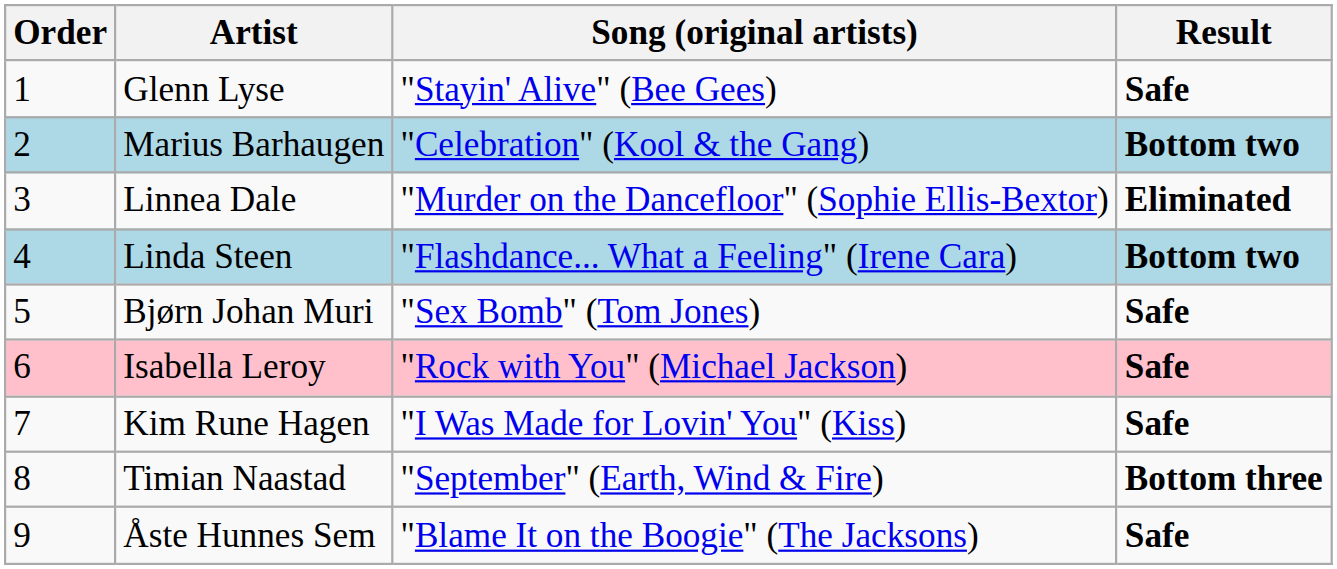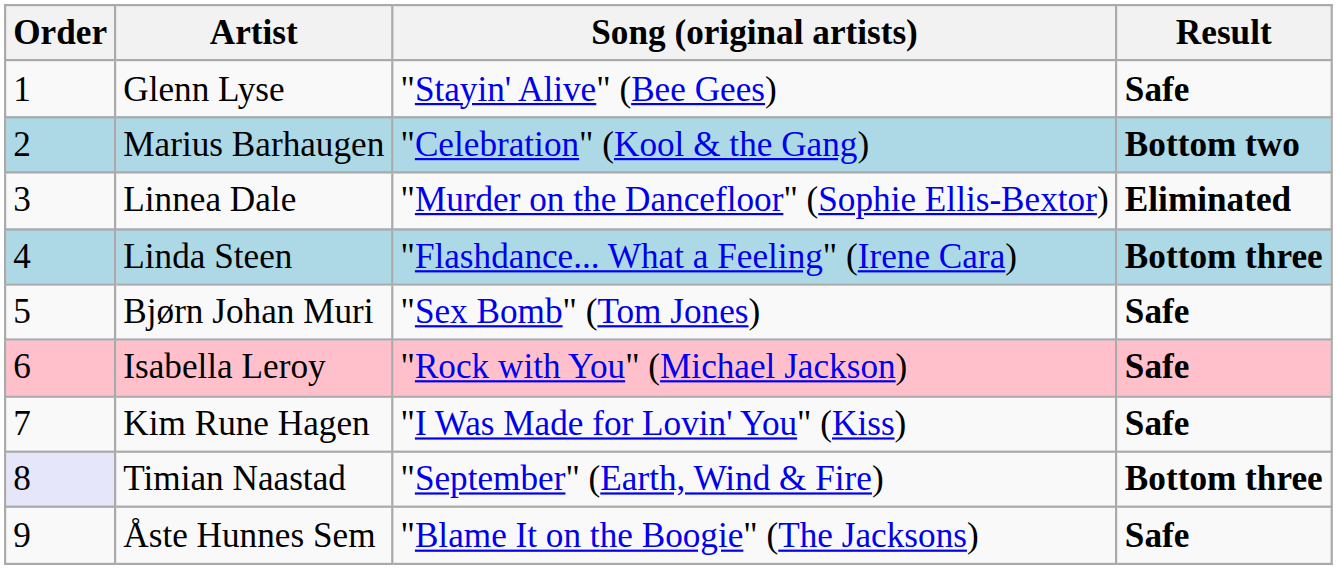(1212, 255) Bottom two -> (1224, 255) Bottom three
(22, 479) no background -> (22, 479) lavender background
